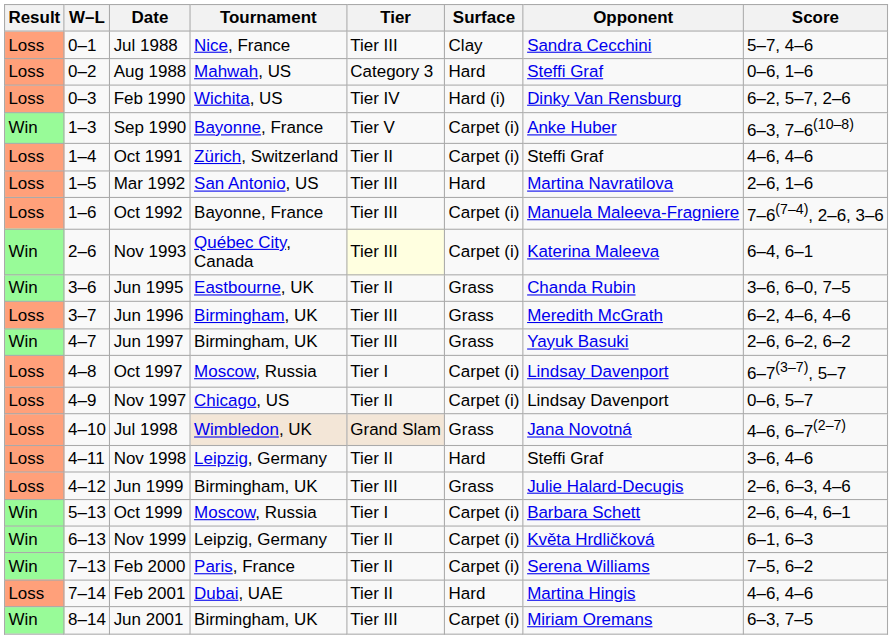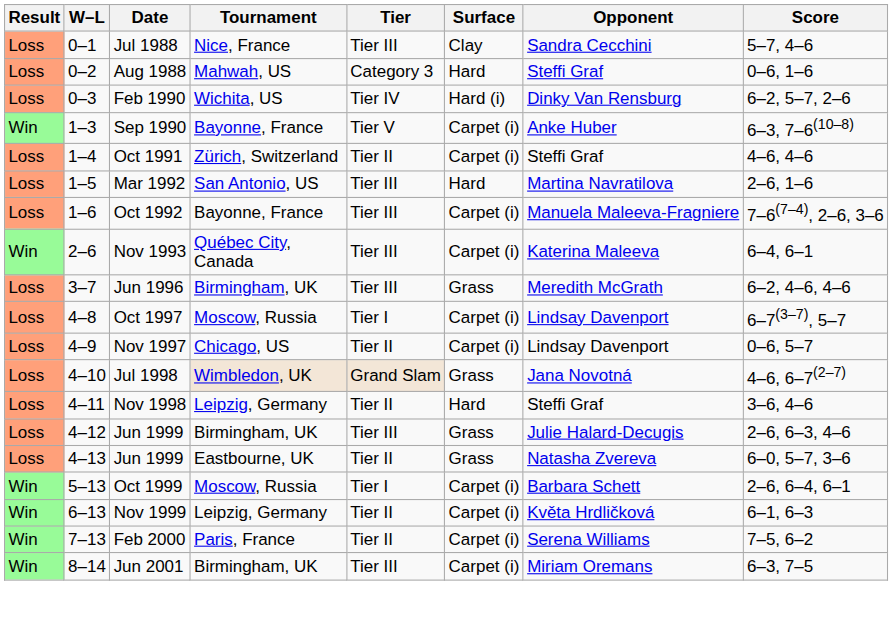(374, 251) lightyellow background -> (374, 251) no background
- row: (82, 288)
- row: (82, 342)
+ row: (87, 458)
- row: (87, 593)
